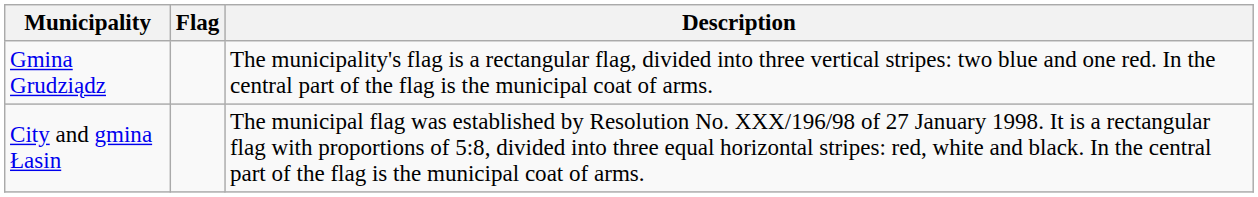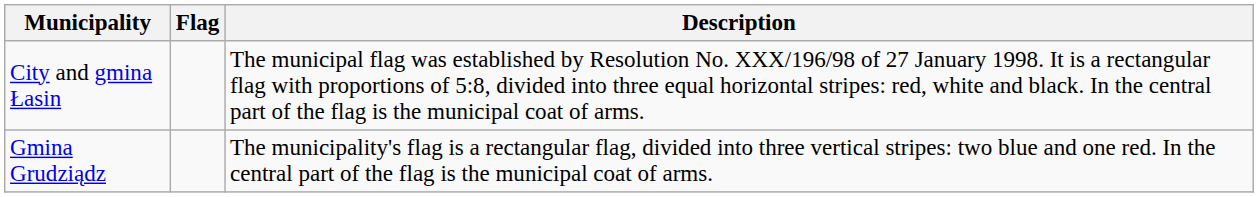rows swapped: (58, 72) <-> (81, 147)
